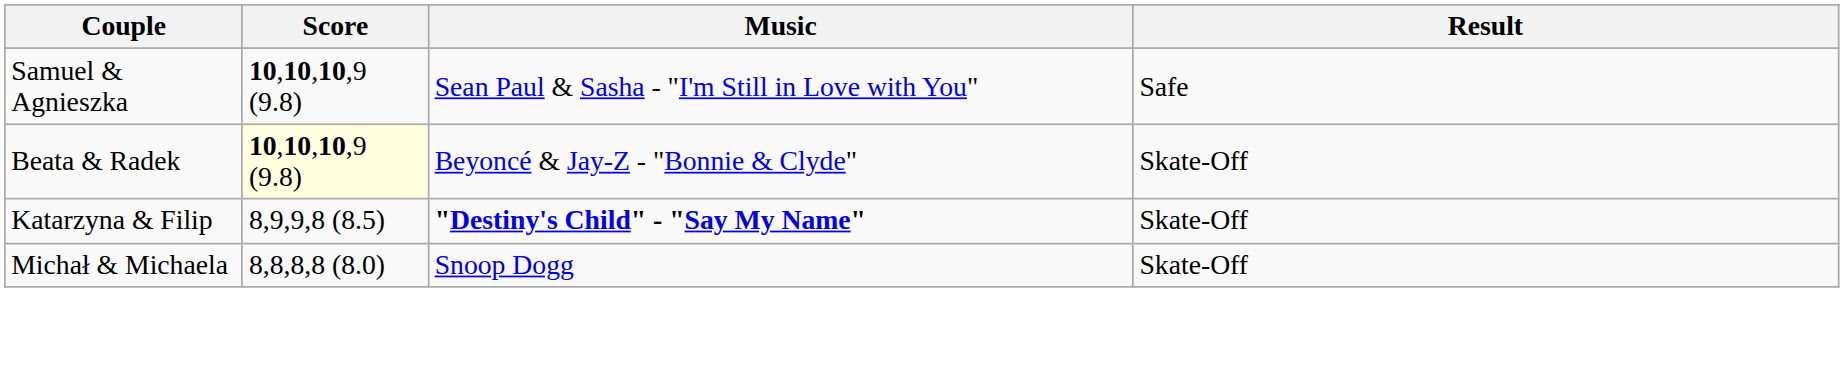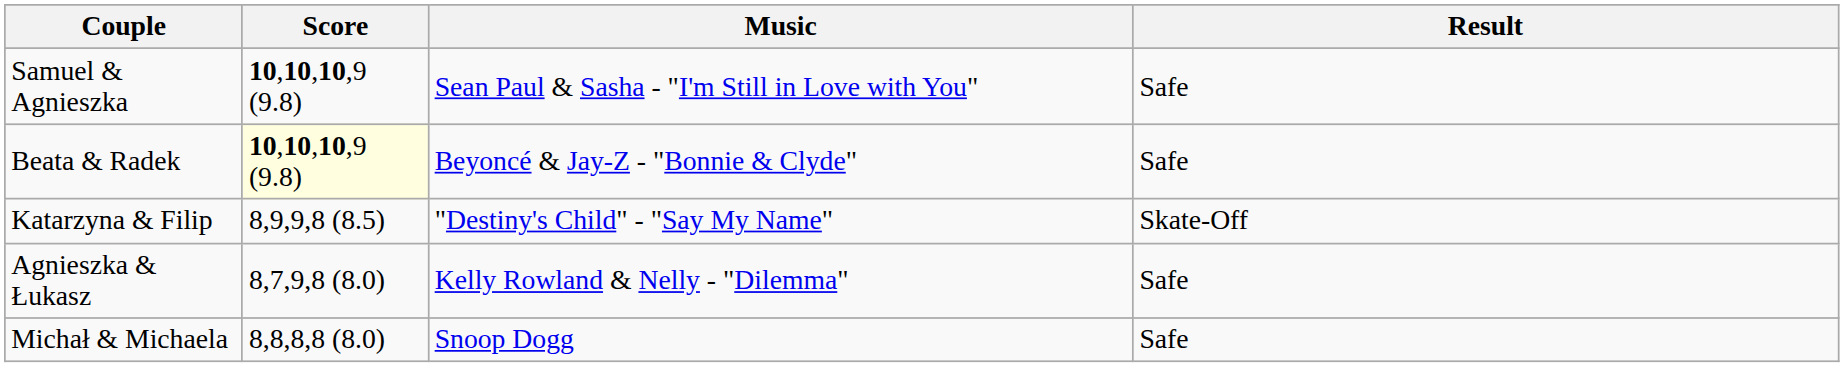(1194, 160) Skate-Off -> (1164, 160) Safe
(650, 220) bold -> (634, 220) normal
+ row: (84, 279)
(1194, 264) Skate-Off -> (1164, 339) Safe
